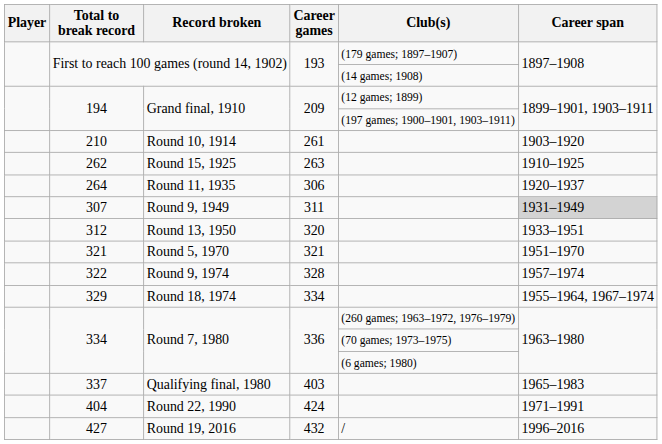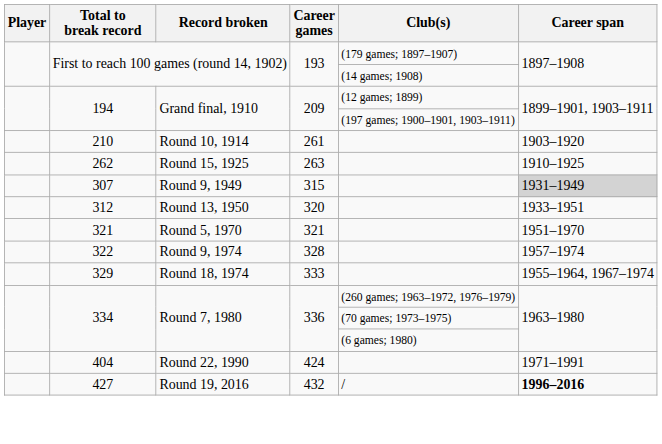- row: (96, 185)
(314, 207) 311 -> (314, 185) 315
(314, 296) 334 -> (314, 274) 333
- row: (96, 384)
(553, 428) normal -> (553, 384) bold
